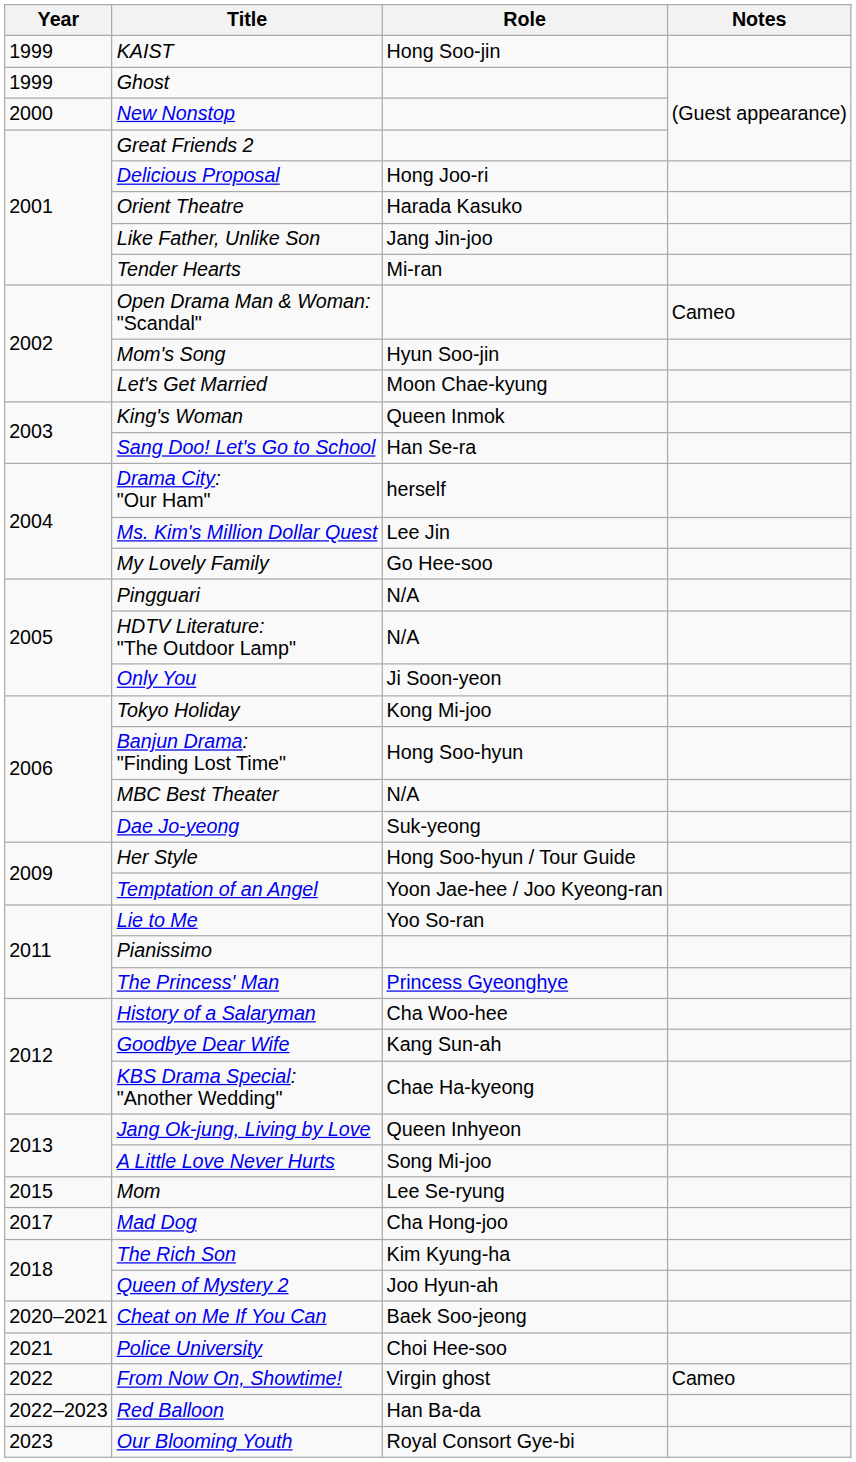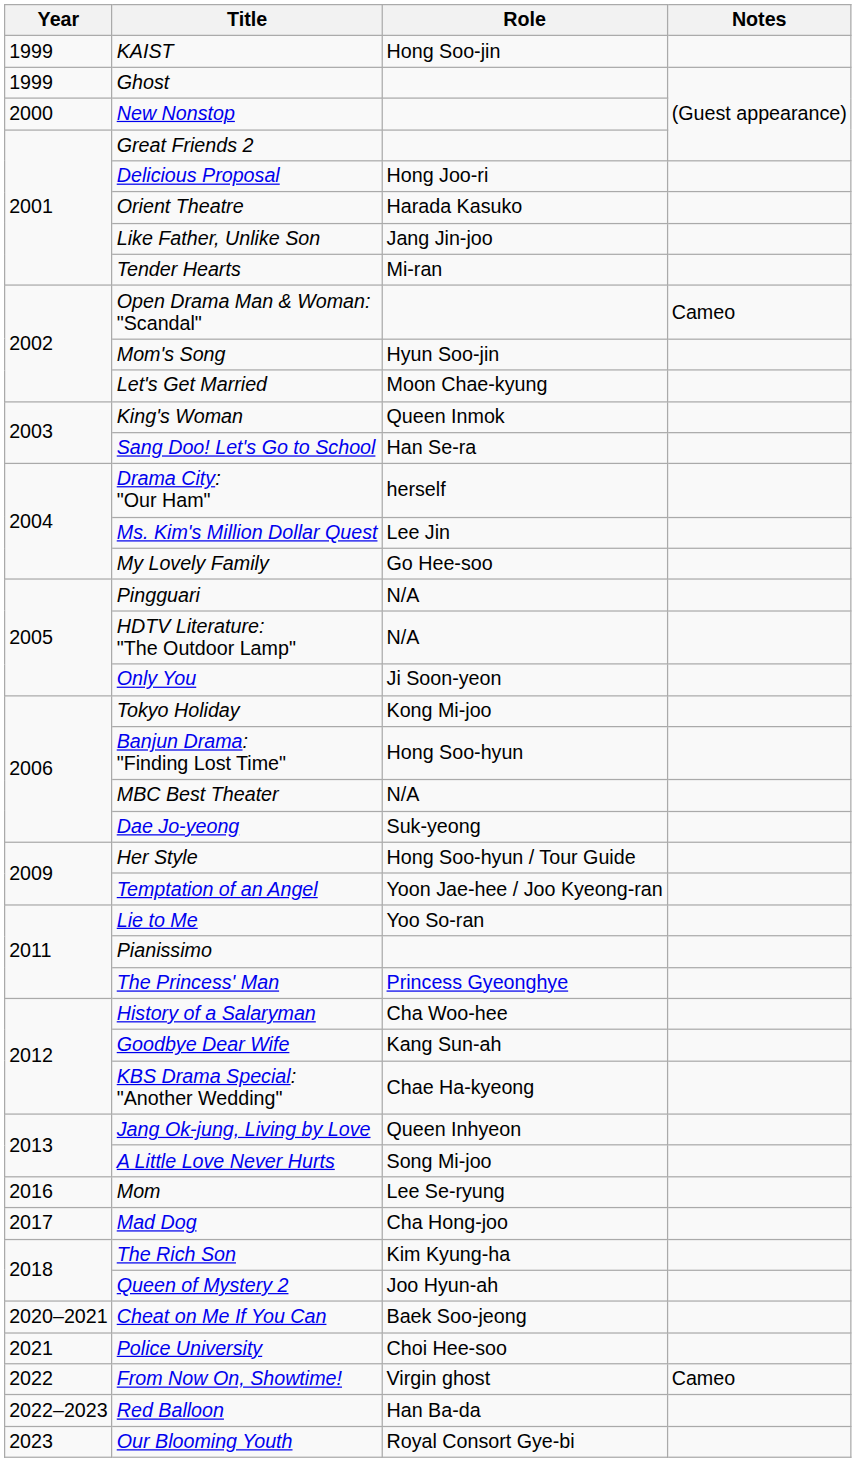(31, 1191) 2015 -> (31, 1191) 2016
